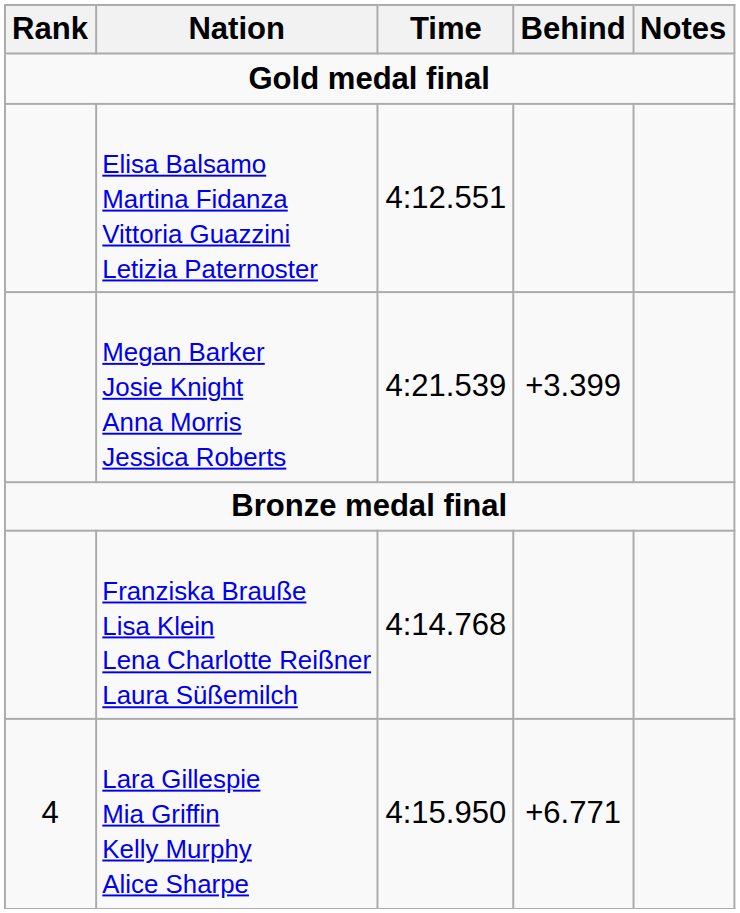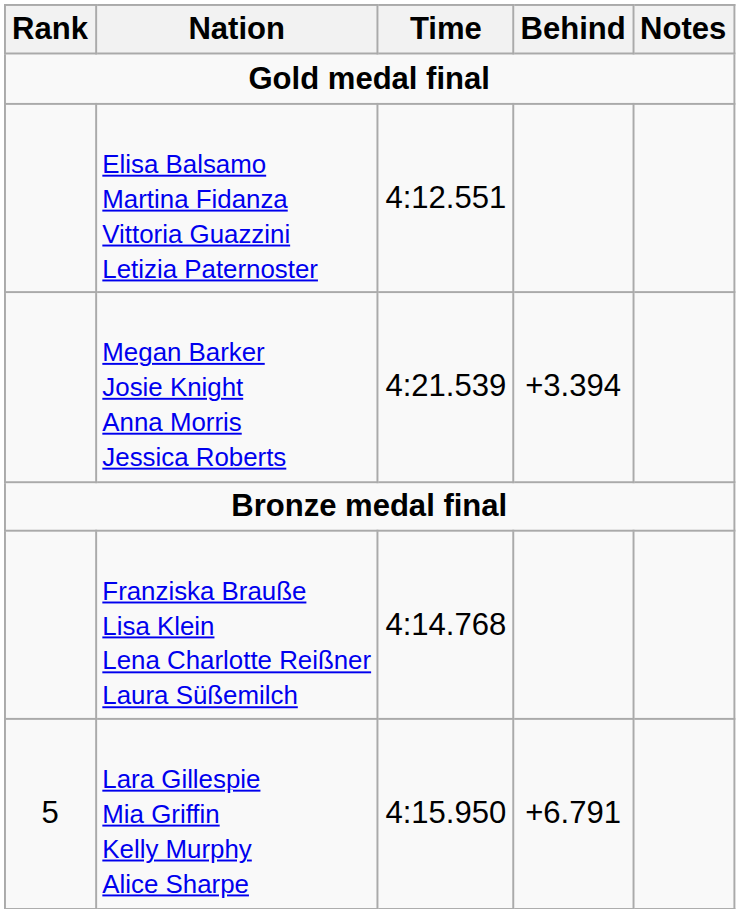(573, 386) +3.399 -> (573, 386) +3.394
(50, 813) 4 -> (50, 813) 5
(573, 813) +6.771 -> (573, 813) +6.791
